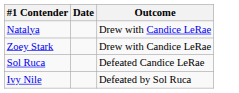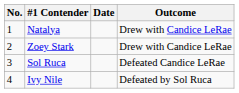+ column: (15, 12)
